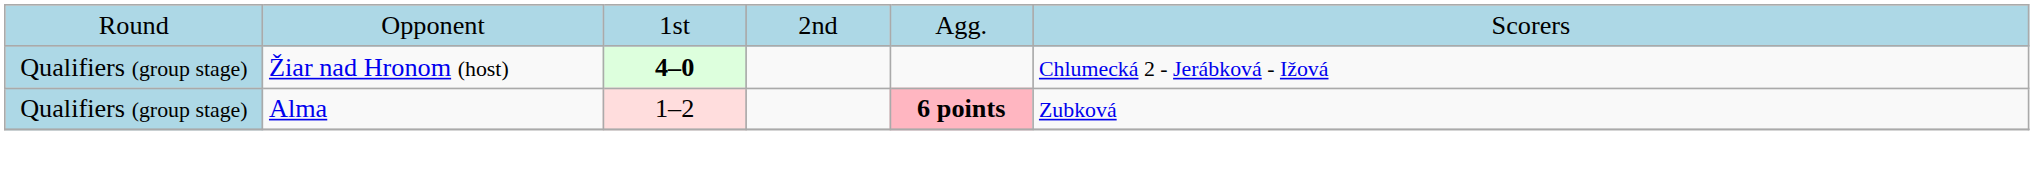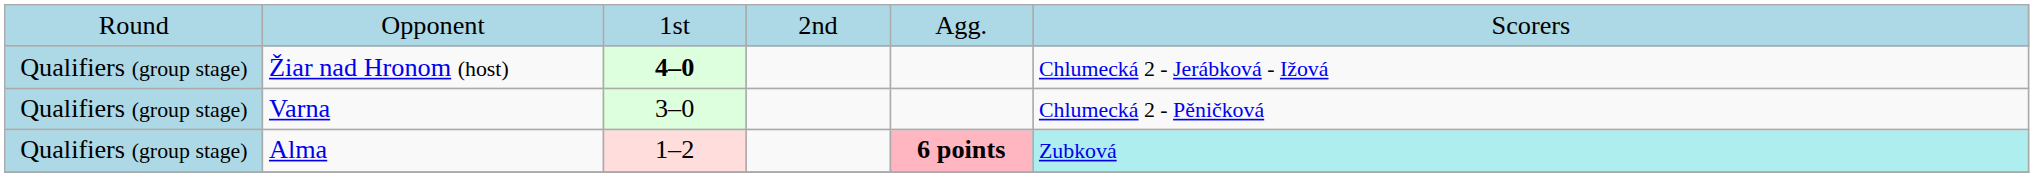+ row: (300, 108)
(1078, 110) no background -> (1078, 151) paleturquoise background
